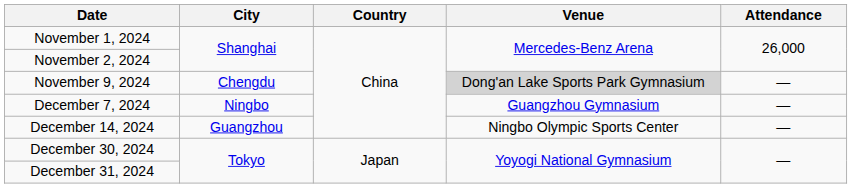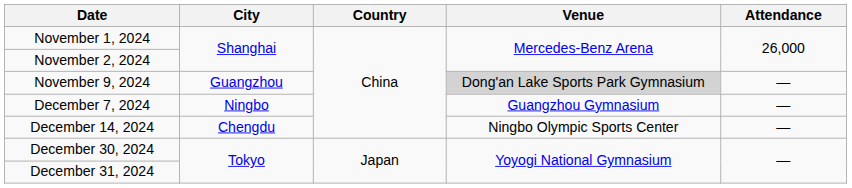(246, 82) Chengdu -> (246, 82) Guangzhou
(246, 127) Guangzhou -> (246, 127) Chengdu
